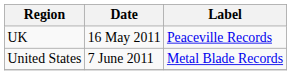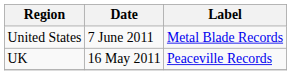rows swapped: (18, 37) <-> (44, 59)
